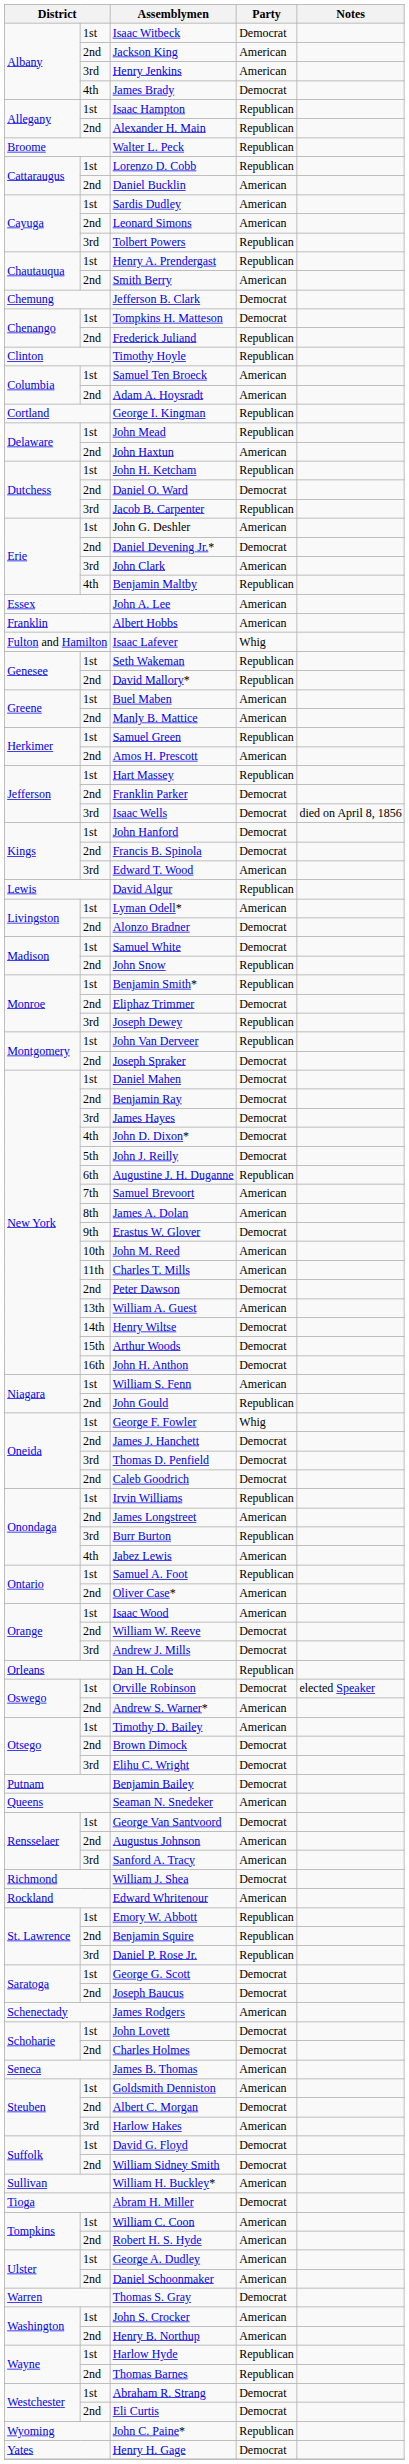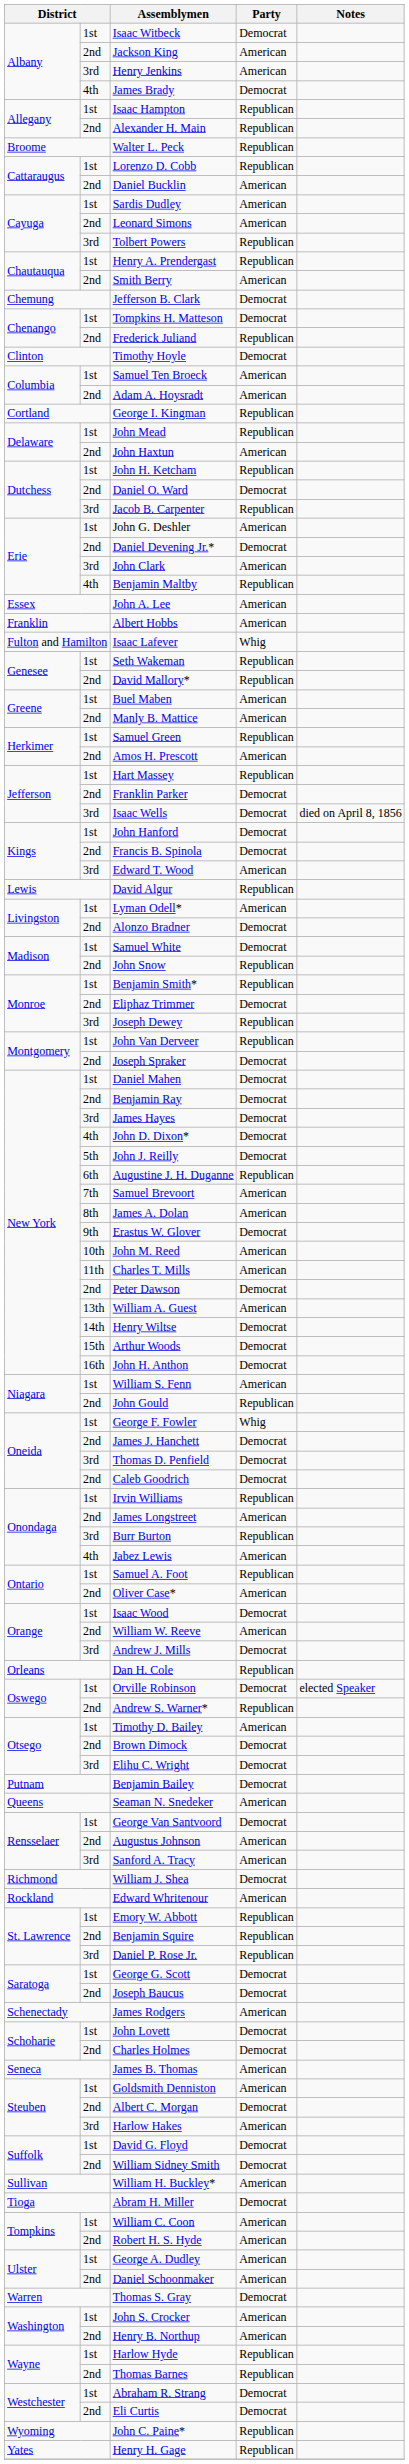(267, 356) Republican -> (263, 356) Democrat
(263, 1612) American -> (263, 1612) Democrat
(263, 1631) Democrat -> (263, 1631) American
(263, 1707) American -> (267, 1707) Republican
(263, 2450) Democrat -> (267, 2450) Republican
